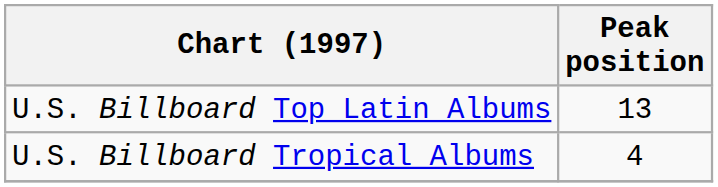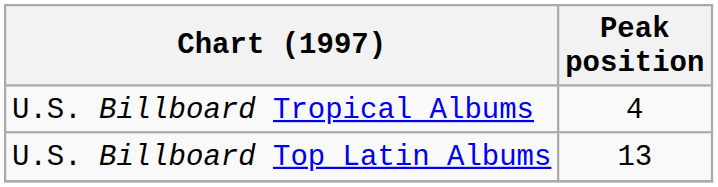rows swapped: (282, 109) <-> (273, 157)
